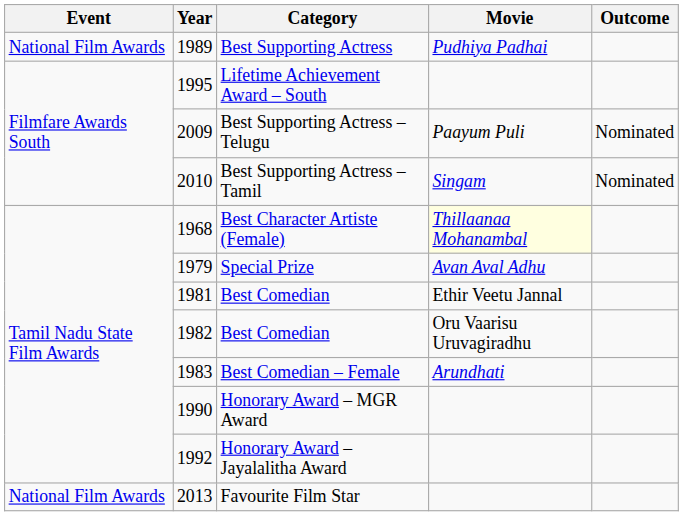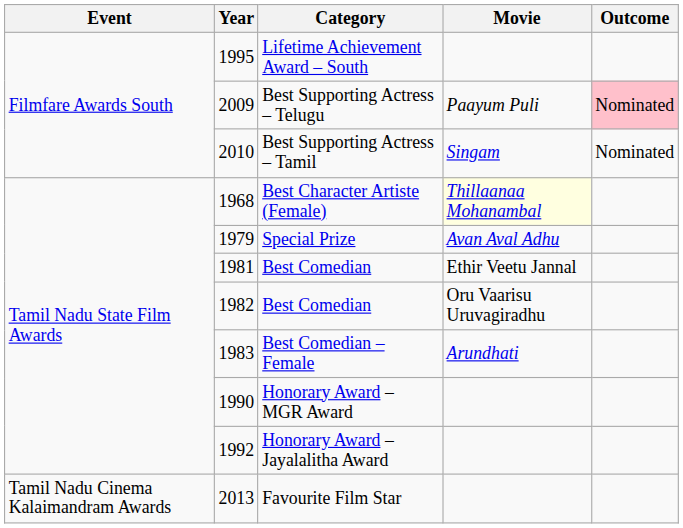- row: (195, 46)
(635, 133) no background -> (635, 104) pink background
(87, 496) National Film Awards -> (90, 498) Tamil Nadu Cinema Kalaimandram Awards
